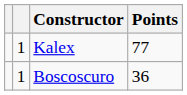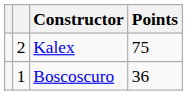(21, 47) 1 -> (21, 47) 2
(140, 47) 77 -> (140, 47) 75
